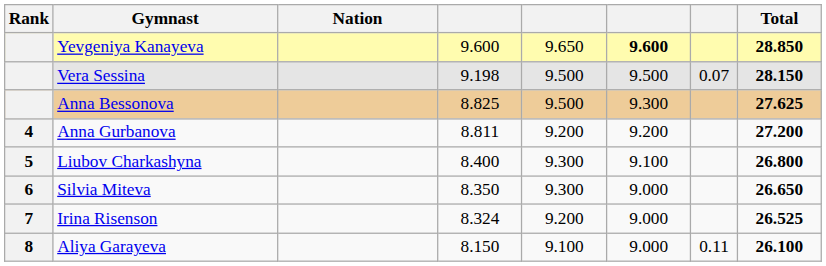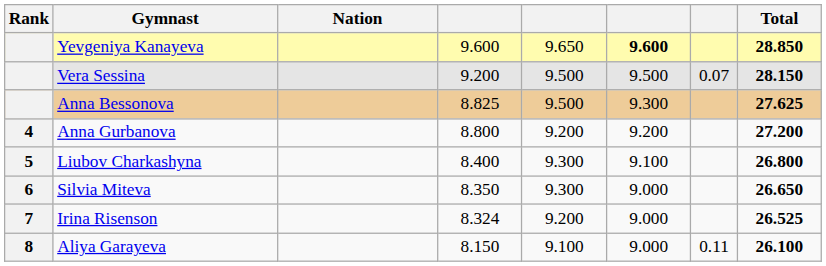(480, 75) 9.198 -> (480, 75) 9.200
(480, 132) 8.811 -> (480, 132) 8.800
